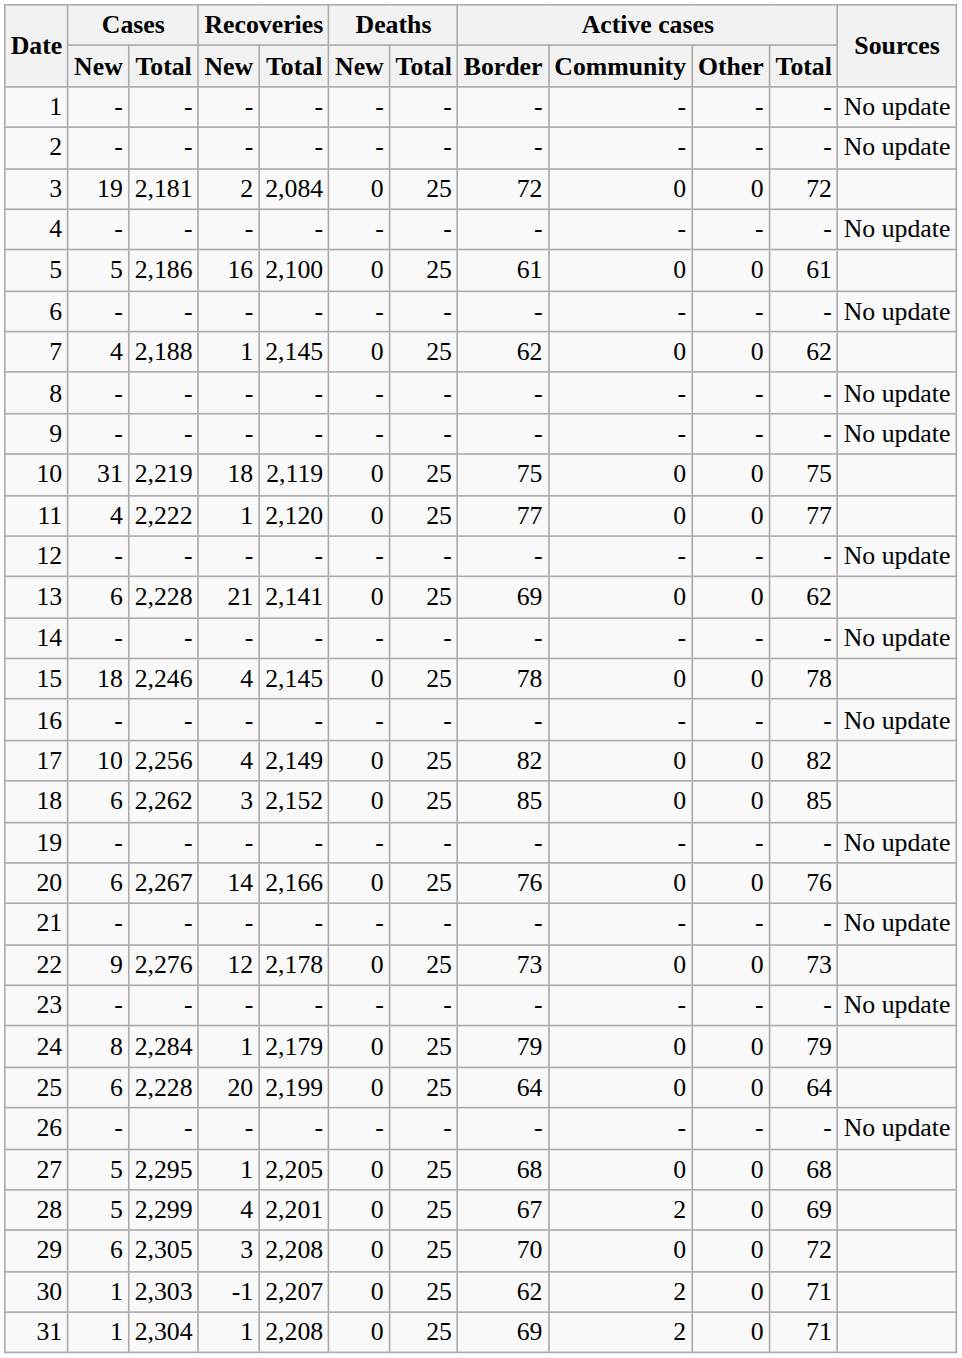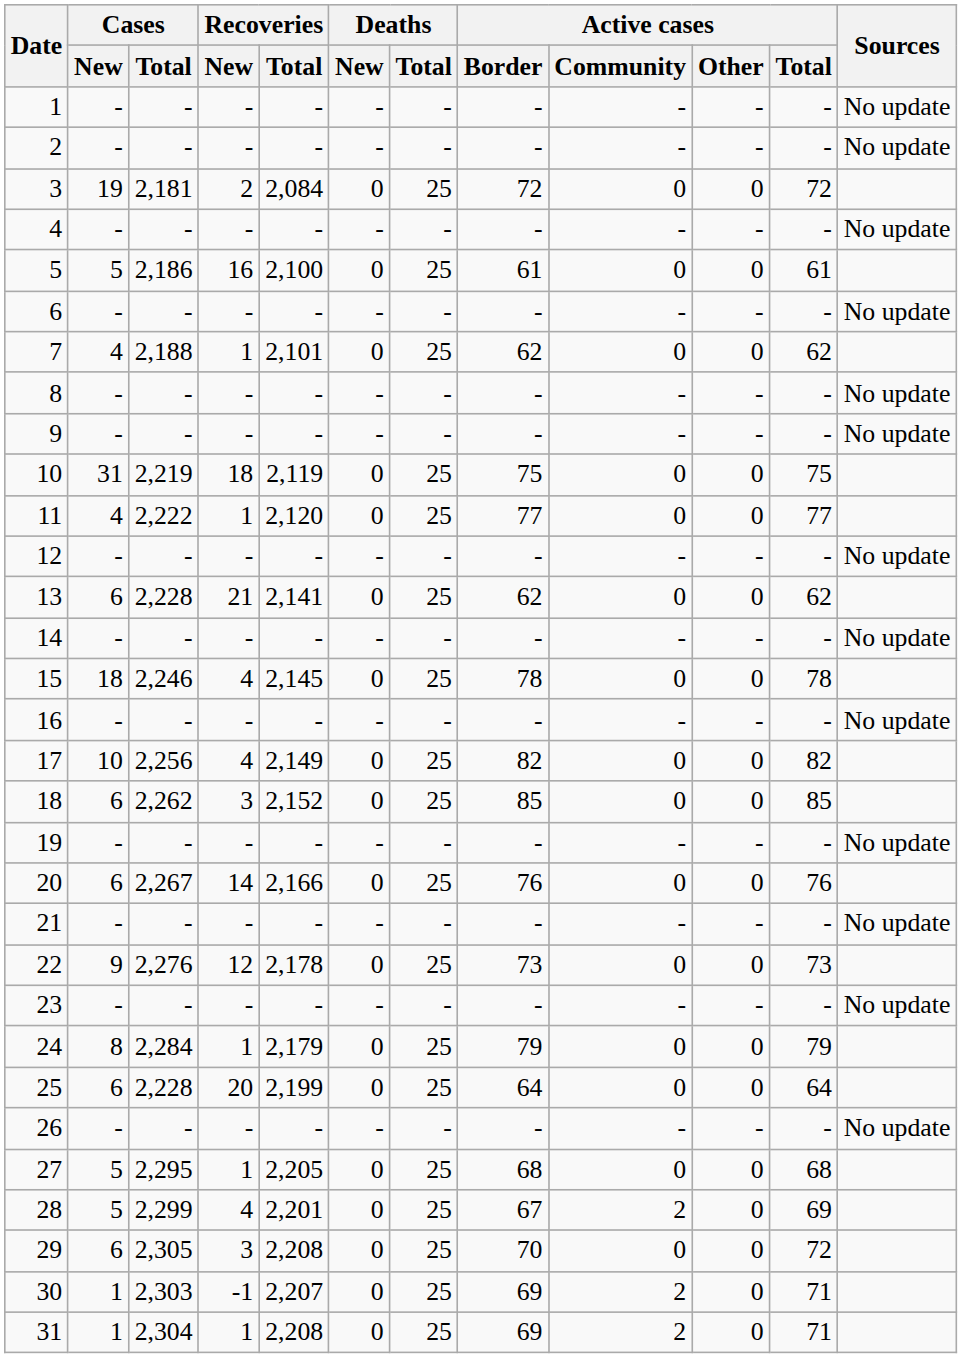(294, 351) 2,145 -> (294, 351) 2,101
(530, 596) 69 -> (530, 596) 62
(530, 1291) 62 -> (530, 1291) 69
